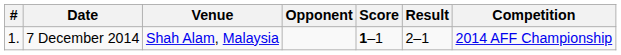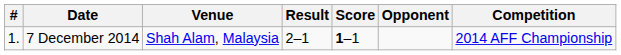columns swapped: (319, 15) <-> (427, 15)
